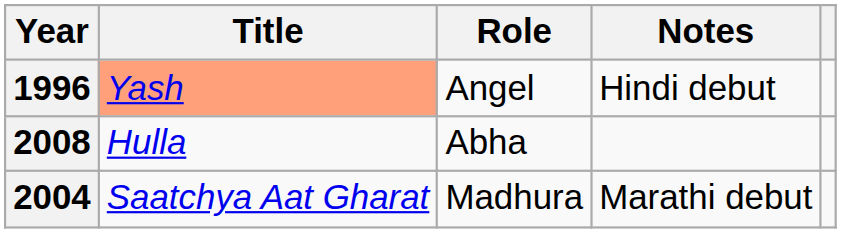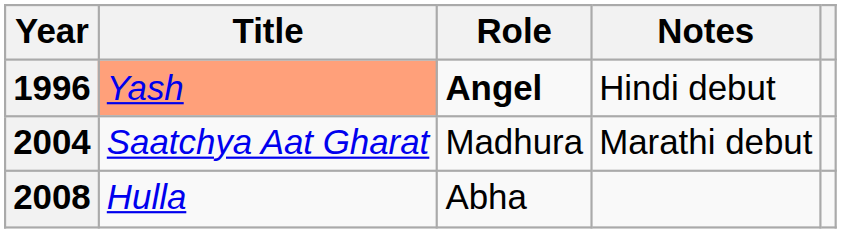(490, 87) normal -> (494, 87) bold
rows swapped: (52, 198) <-> (52, 142)
